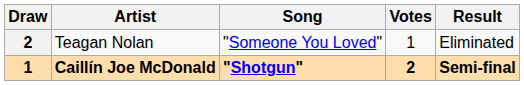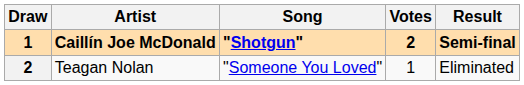rows swapped: (135, 67) <-> (104, 42)
